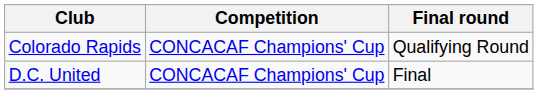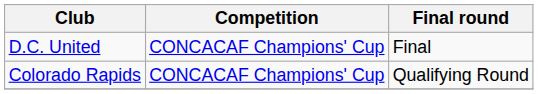rows swapped: (55, 74) <-> (75, 46)
